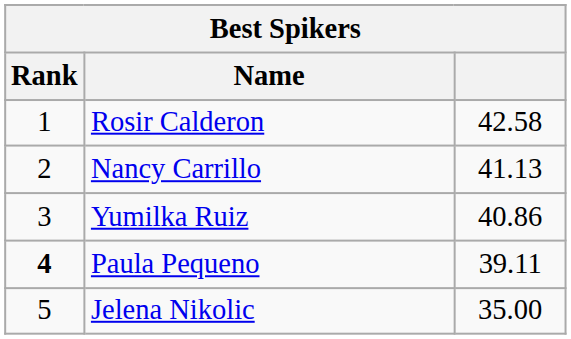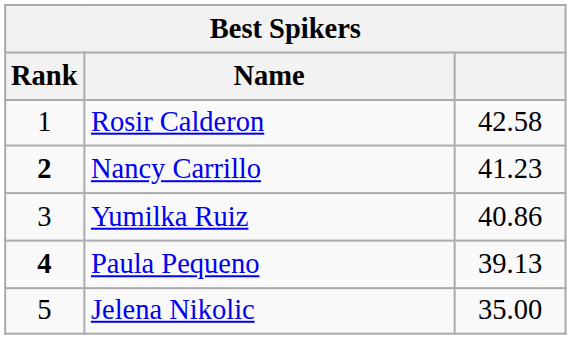(44, 169) normal -> (44, 169) bold
(510, 169) 41.13 -> (510, 169) 41.23
(510, 263) 39.11 -> (510, 263) 39.13
